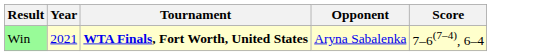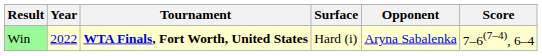+ column: (336, 15)
(64, 38) 2021 -> (64, 38) 2022
